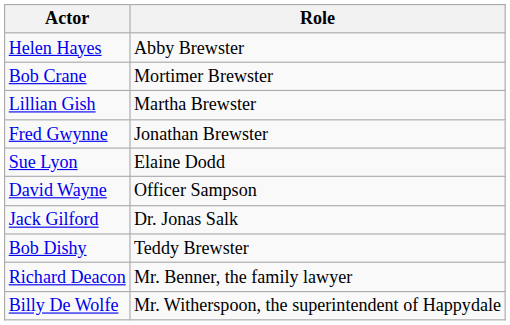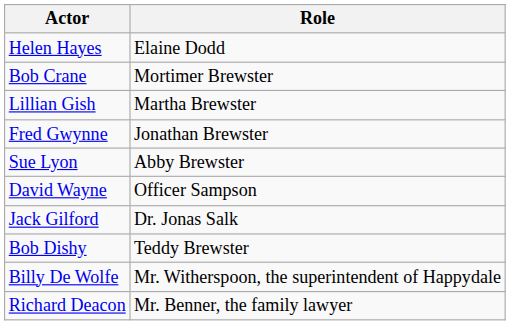(189, 47) Abby Brewster -> (179, 47) Elaine Dodd
(179, 162) Elaine Dodd -> (189, 162) Abby Brewster
rows swapped: (67, 276) <-> (64, 305)
